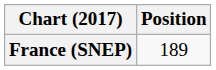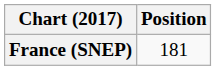(174, 49) 189 -> (174, 49) 181
